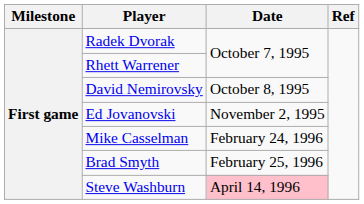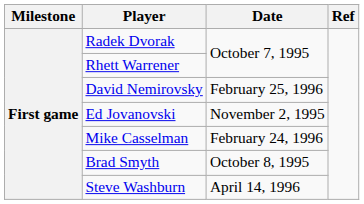(260, 89) October 8, 1995 -> (266, 89) February 25, 1996
(266, 162) February 25, 1996 -> (260, 162) October 8, 1995
(255, 187) pink background -> (255, 187) no background
